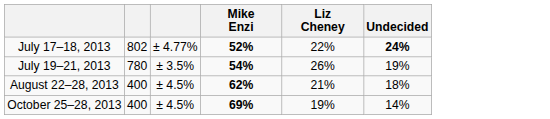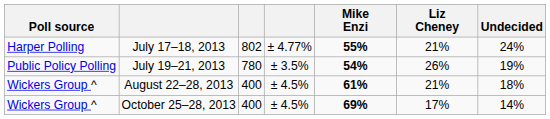+ column: (62, 27)
(241, 47) 52% -> (356, 47) 55%
(323, 47) 22% -> (437, 47) 21%
(397, 47) bold -> (512, 47) normal
(241, 85) 62% -> (356, 85) 61%
(323, 104) 19% -> (437, 104) 17%
